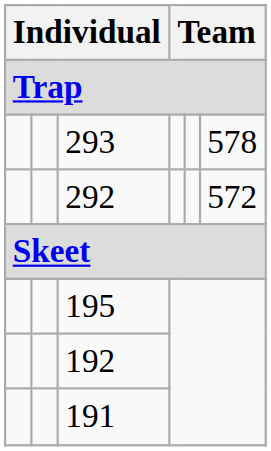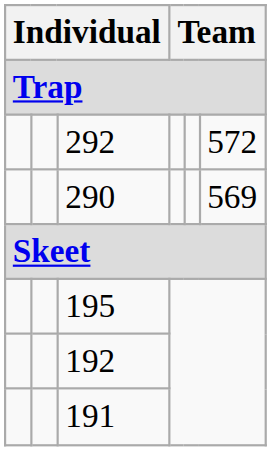- row: (90, 141)
+ row: (90, 196)
